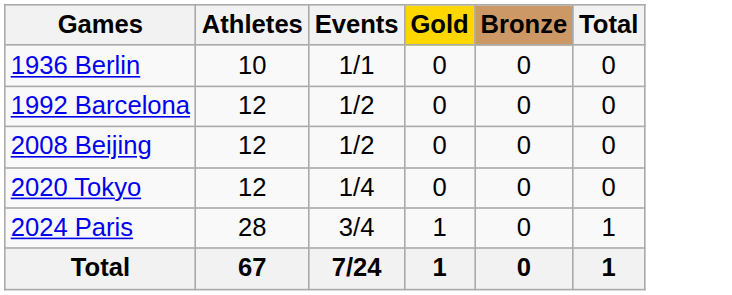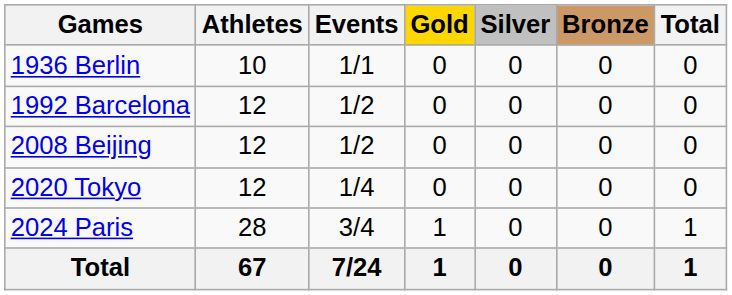+ column: (515, 24)
